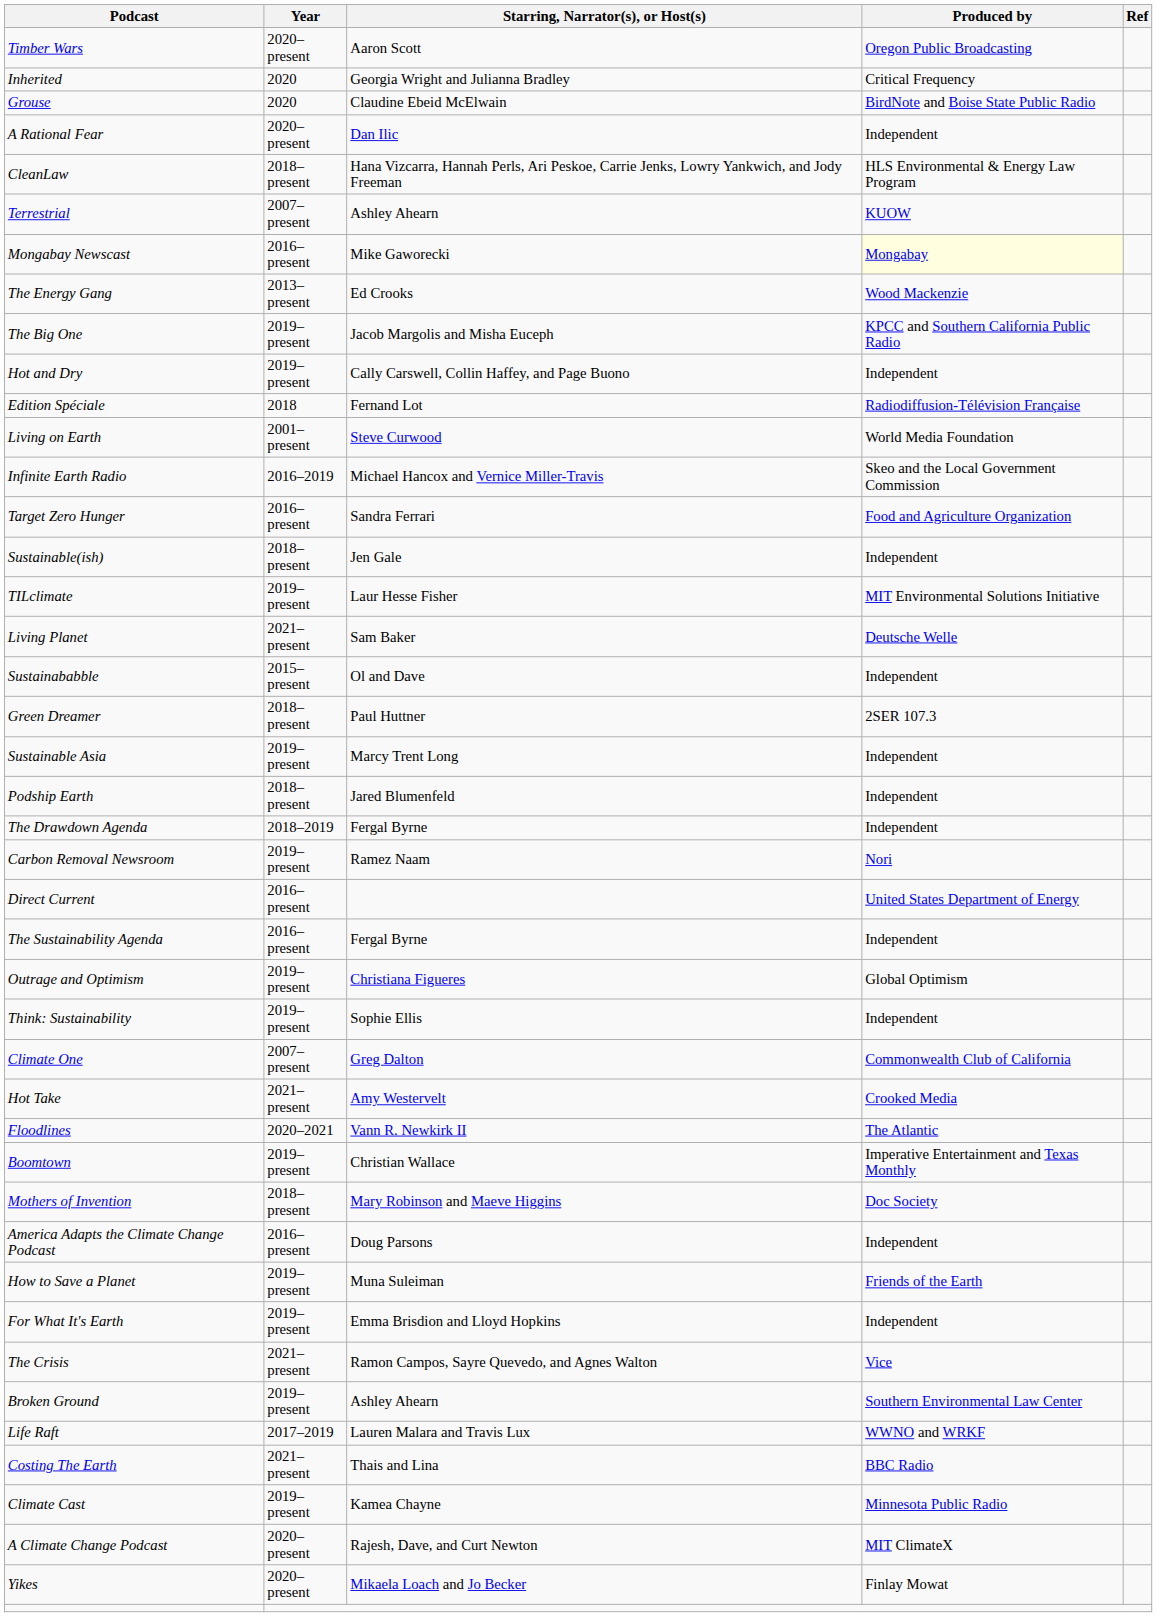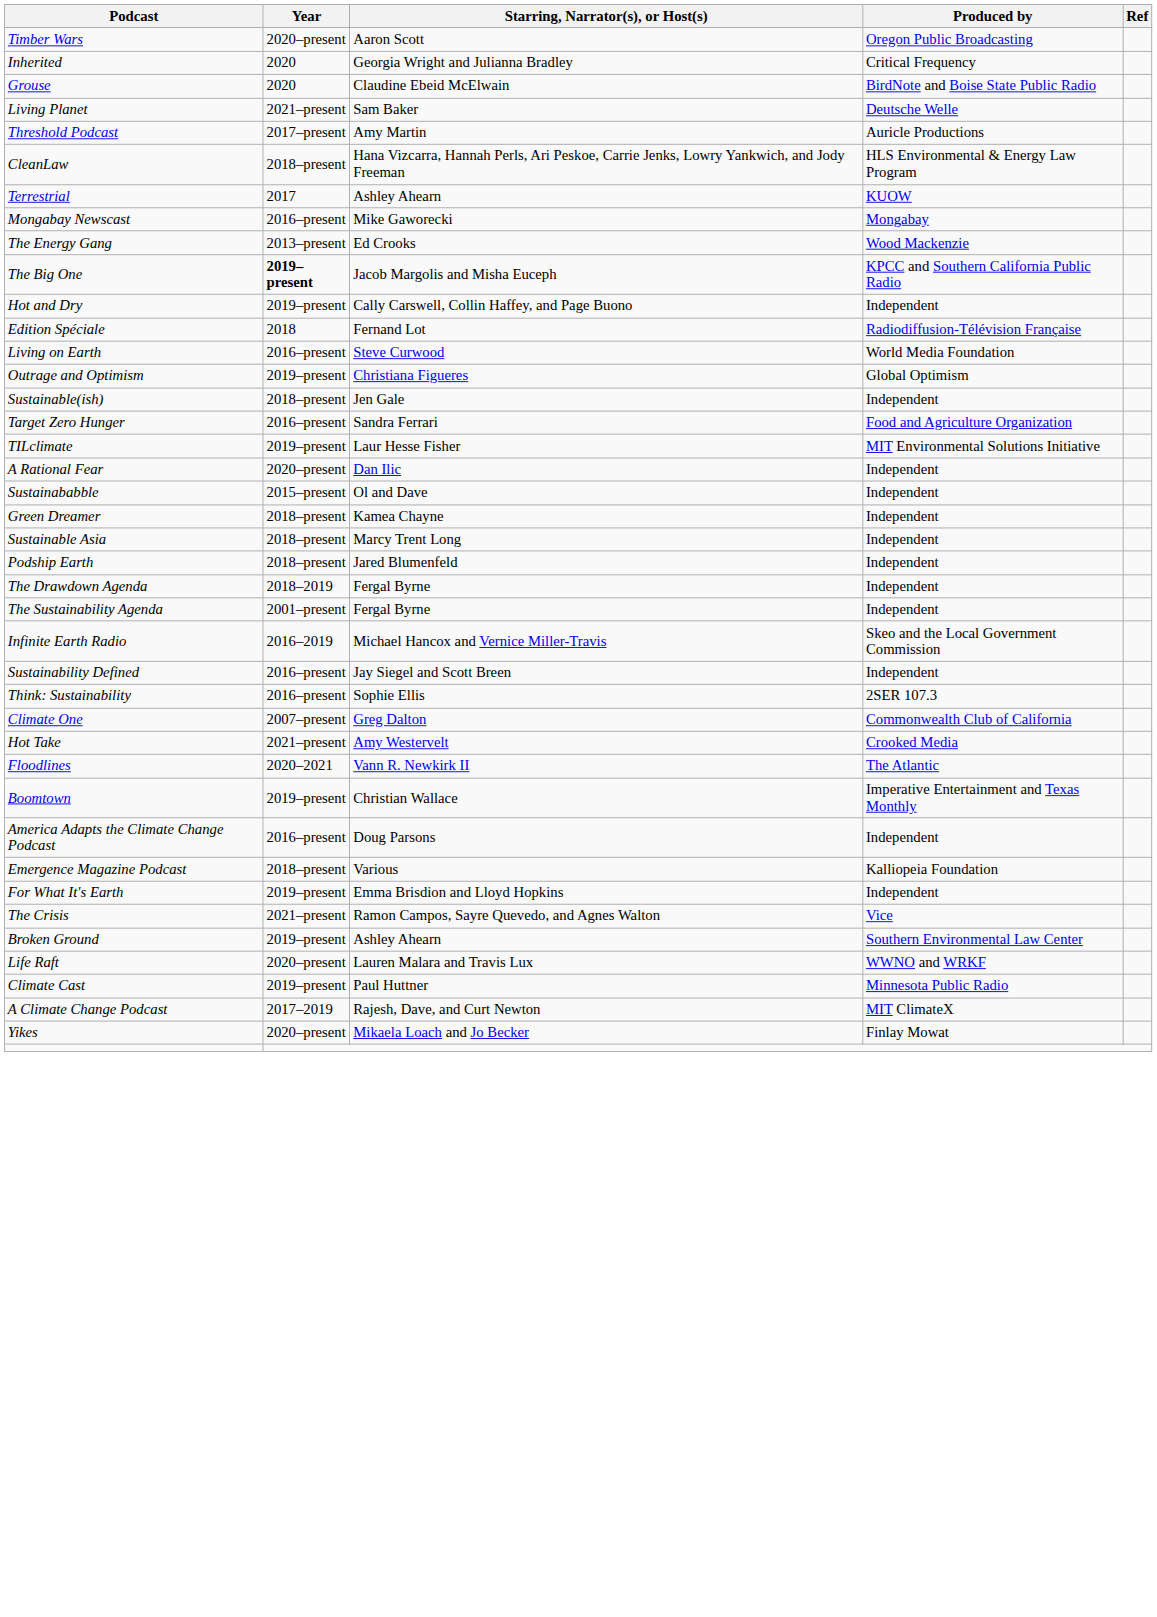rows swapped: (48, 636) <-> (56, 134)
+ row: (63, 132)
(289, 214) 2007–present -> (281, 196) 2017
(897, 254) lightyellow background -> (897, 219) no background
(289, 333) normal -> (290, 274) bold
(289, 437) 2001–present -> (306, 352) 2016–present
rows swapped: (76, 979) <-> (67, 476)
rows swapped: (56, 556) <-> (66, 516)
(388, 716) Paul Huttner -> (398, 516) Kamea Chayne
(901, 716) 2SER 107.3 -> (902, 516) Independent
(289, 756) 2019–present -> (306, 539) 2018–present
- row: (91, 859)
- row: (51, 899)
(289, 939) 2016–present -> (306, 609) 2001–present
+ row: (73, 672)
(289, 1019) 2019–present -> (306, 696) 2016–present
(902, 1019) Independent -> (902, 696) 2SER 107.3
- row: (70, 1202)
- row: (72, 1281)
+ row: (97, 869)
(300, 1433) 2017–2019 -> (306, 962) 2020–present
- row: (62, 1464)
(396, 1504) Kamea Chayne -> (391, 986) Paul Huttner
(289, 1544) 2020–present -> (300, 1009) 2017–2019
